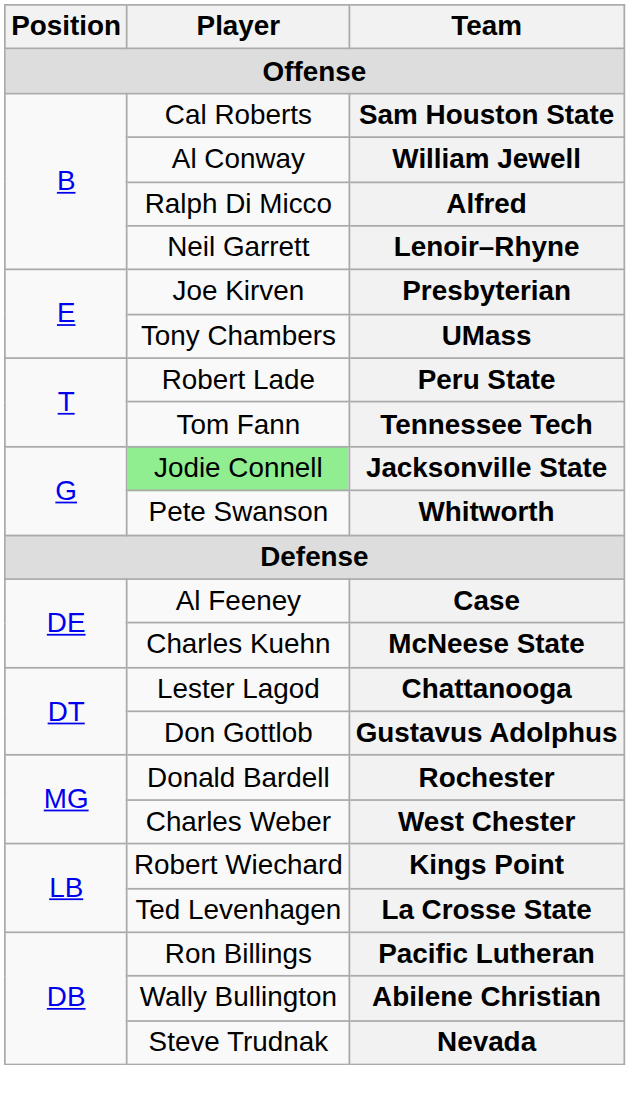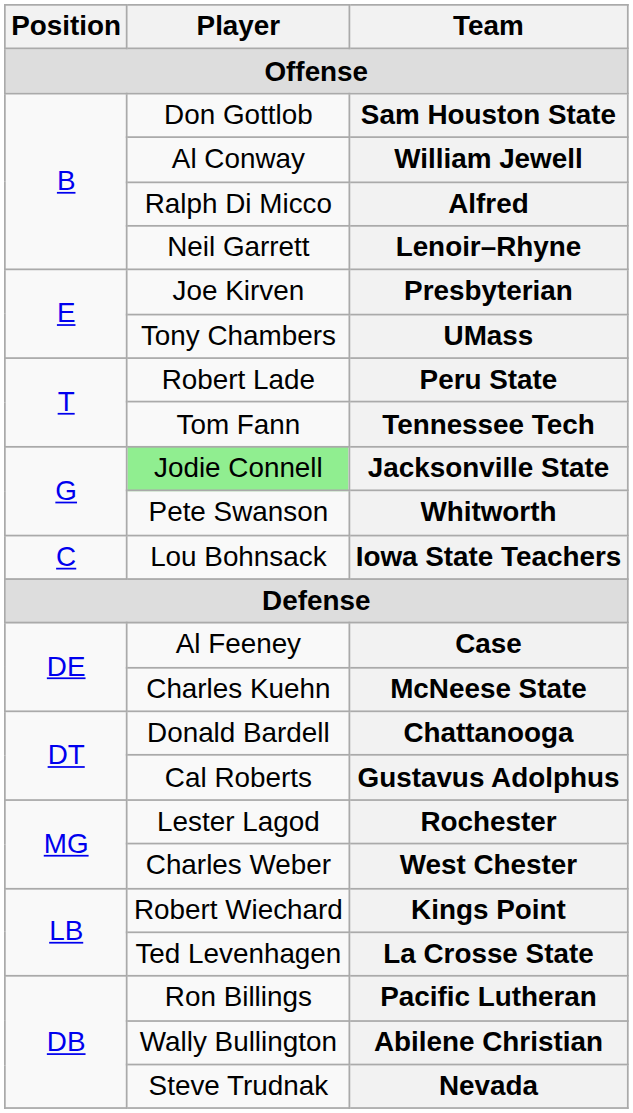(238, 114) Cal Roberts -> (238, 114) Don Gottlob
+ row: (488, 556)
(238, 688) Lester Lagod -> (238, 733) Donald Bardell
(238, 733) Don Gottlob -> (238, 777) Cal Roberts
(238, 777) Donald Bardell -> (238, 821) Lester Lagod
